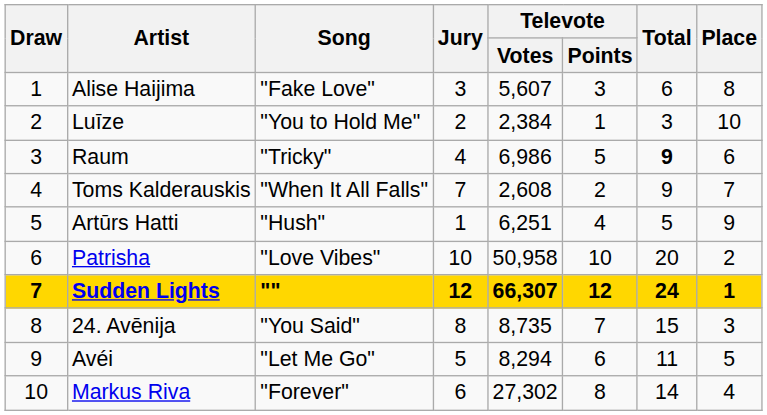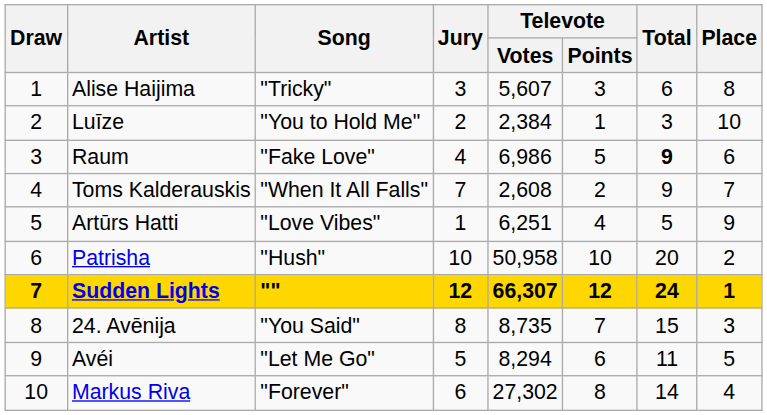(318, 88) "Fake Love" -> (296, 88) "Tricky"
(296, 156) "Tricky" -> (318, 156) "Fake Love"
(293, 223) "Hush" -> (320, 223) "Love Vibes"
(320, 257) "Love Vibes" -> (293, 257) "Hush"
